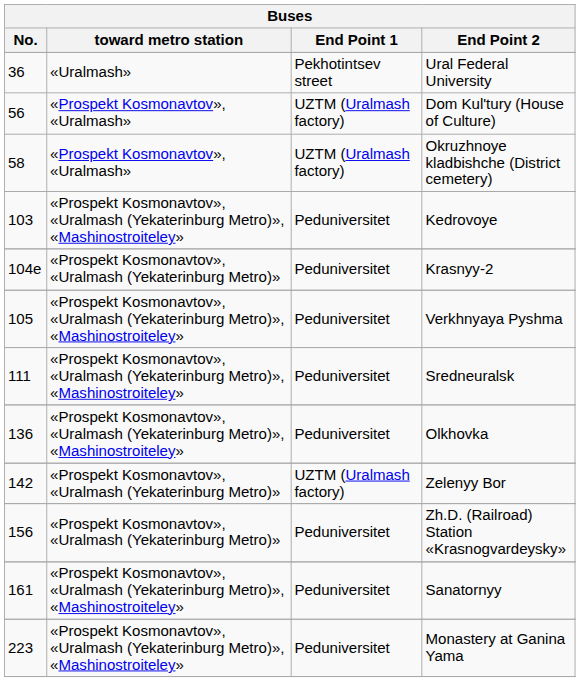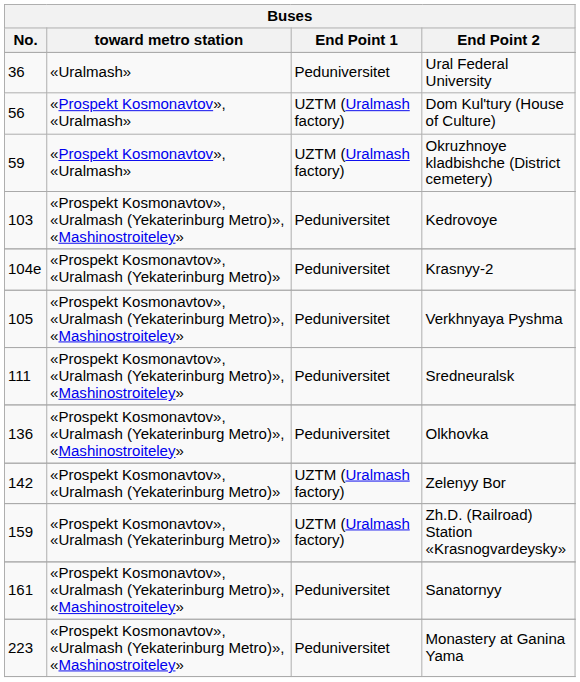(338, 72) Pekhotintsev street -> (342, 72) Peduniversitet
(16, 162) 58 -> (16, 162) 59
(20, 532) 156 -> (20, 532) 159
(342, 532) Peduniversitet -> (352, 532) UZTM (Uralmash factory)
